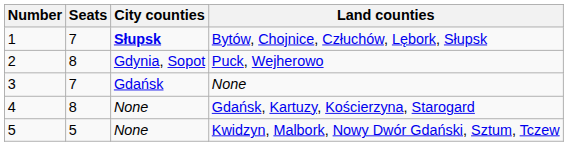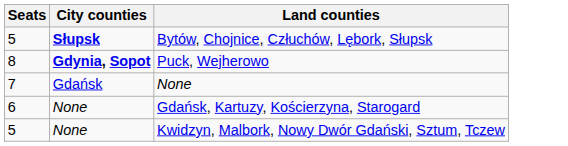- column: (35, 15)
(73, 38) 7 -> (12, 38) 5
(160, 61) normal -> (102, 61) bold
(73, 107) 8 -> (12, 107) 6
